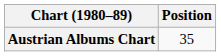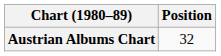(187, 39) 35 -> (187, 39) 32
